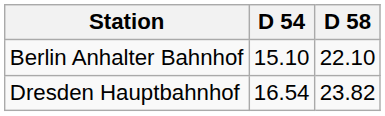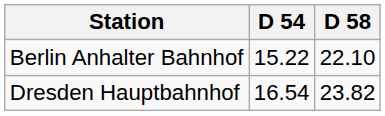(282, 57) 15.10 -> (282, 57) 15.22
